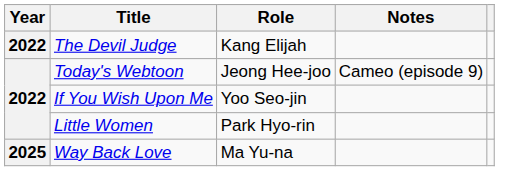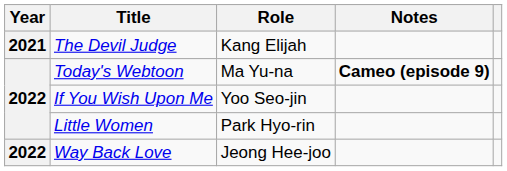(27, 44) 2022 -> (27, 44) 2021
(276, 71) Jeong Hee-joo -> (257, 71) Ma Yu-na
(411, 71) normal -> (414, 71) bold
(27, 152) 2025 -> (27, 152) 2022
(257, 152) Ma Yu-na -> (276, 152) Jeong Hee-joo
